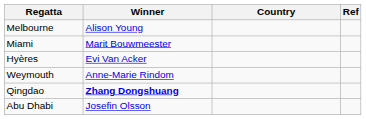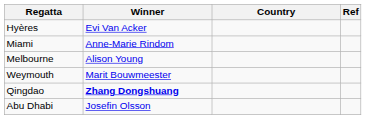rows swapped: (30, 28) <-> (22, 59)
(128, 43) Marit Bouwmeester -> (130, 43) Anne-Marie Rindom
(130, 75) Anne-Marie Rindom -> (128, 75) Marit Bouwmeester
